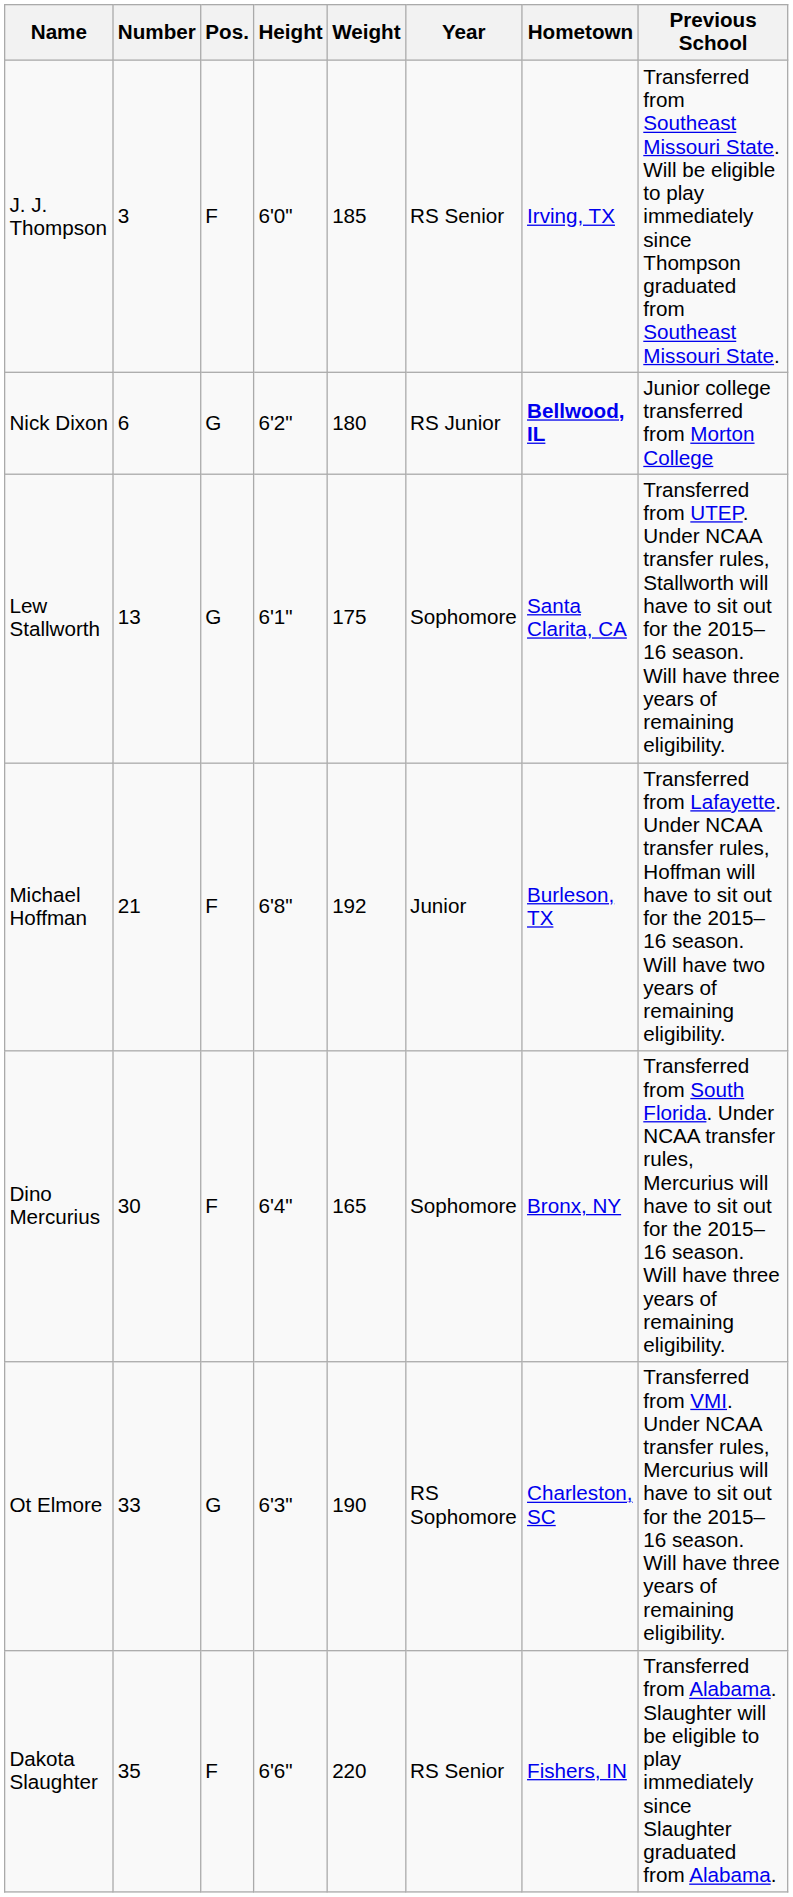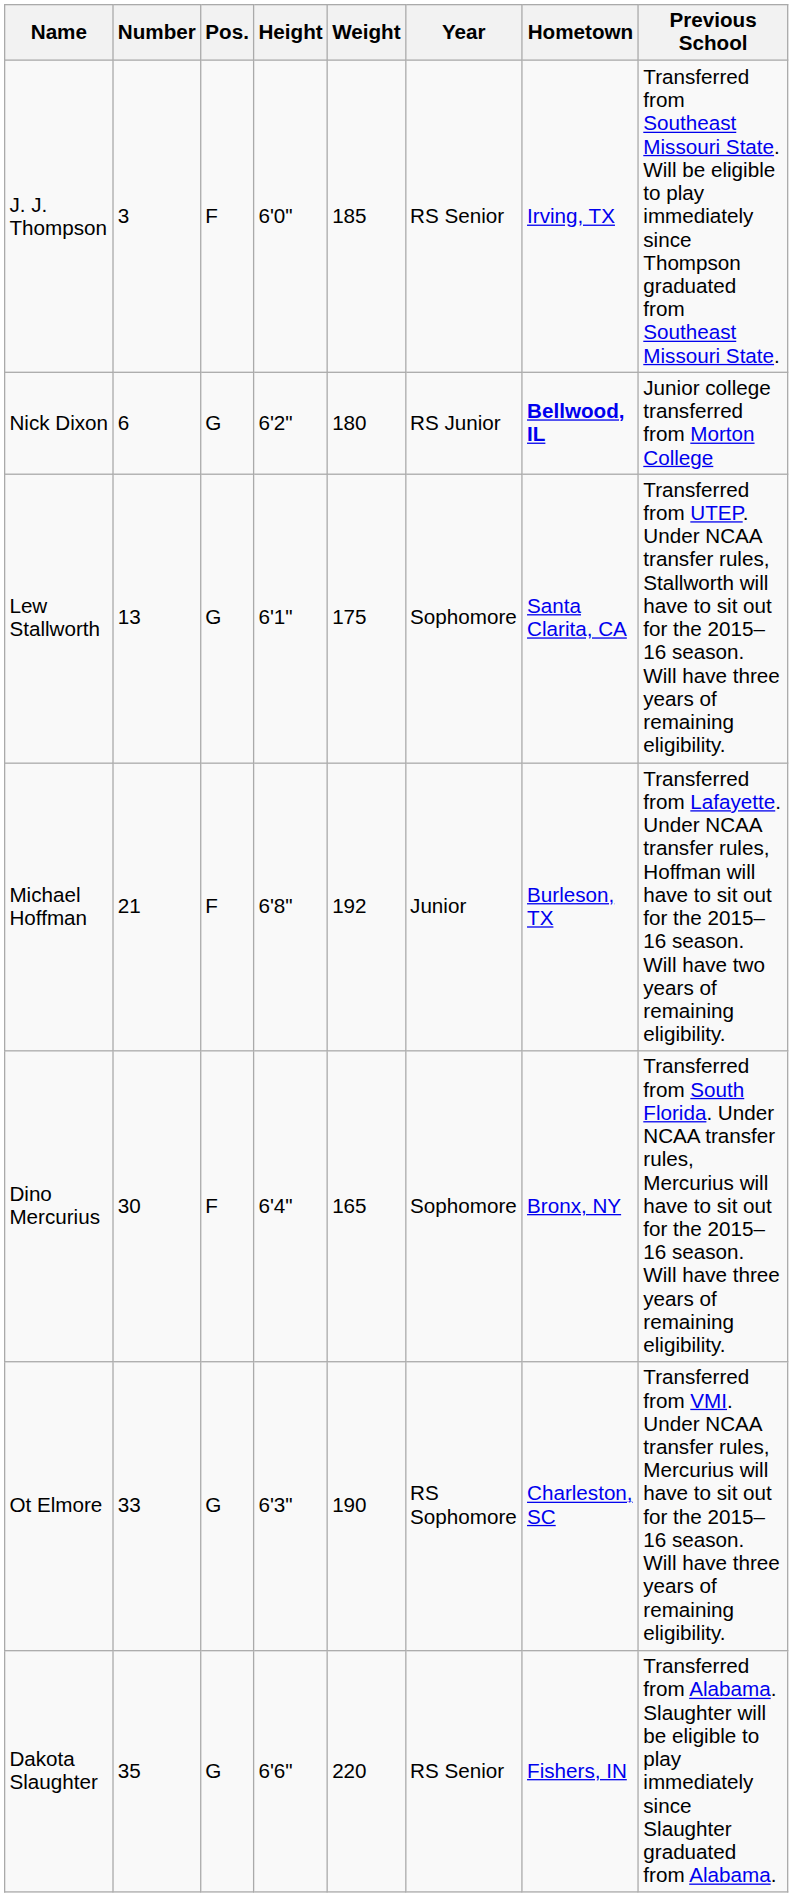(212, 1770) F -> (213, 1770) G
